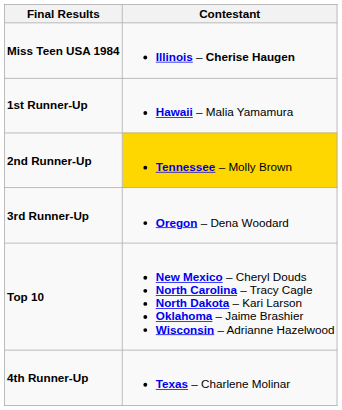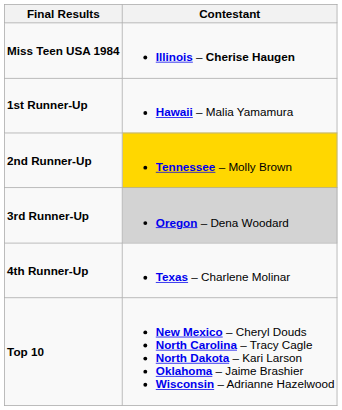(230, 222) no background -> (230, 222) lightgrey background
rows swapped: (48, 378) <-> (26, 297)
